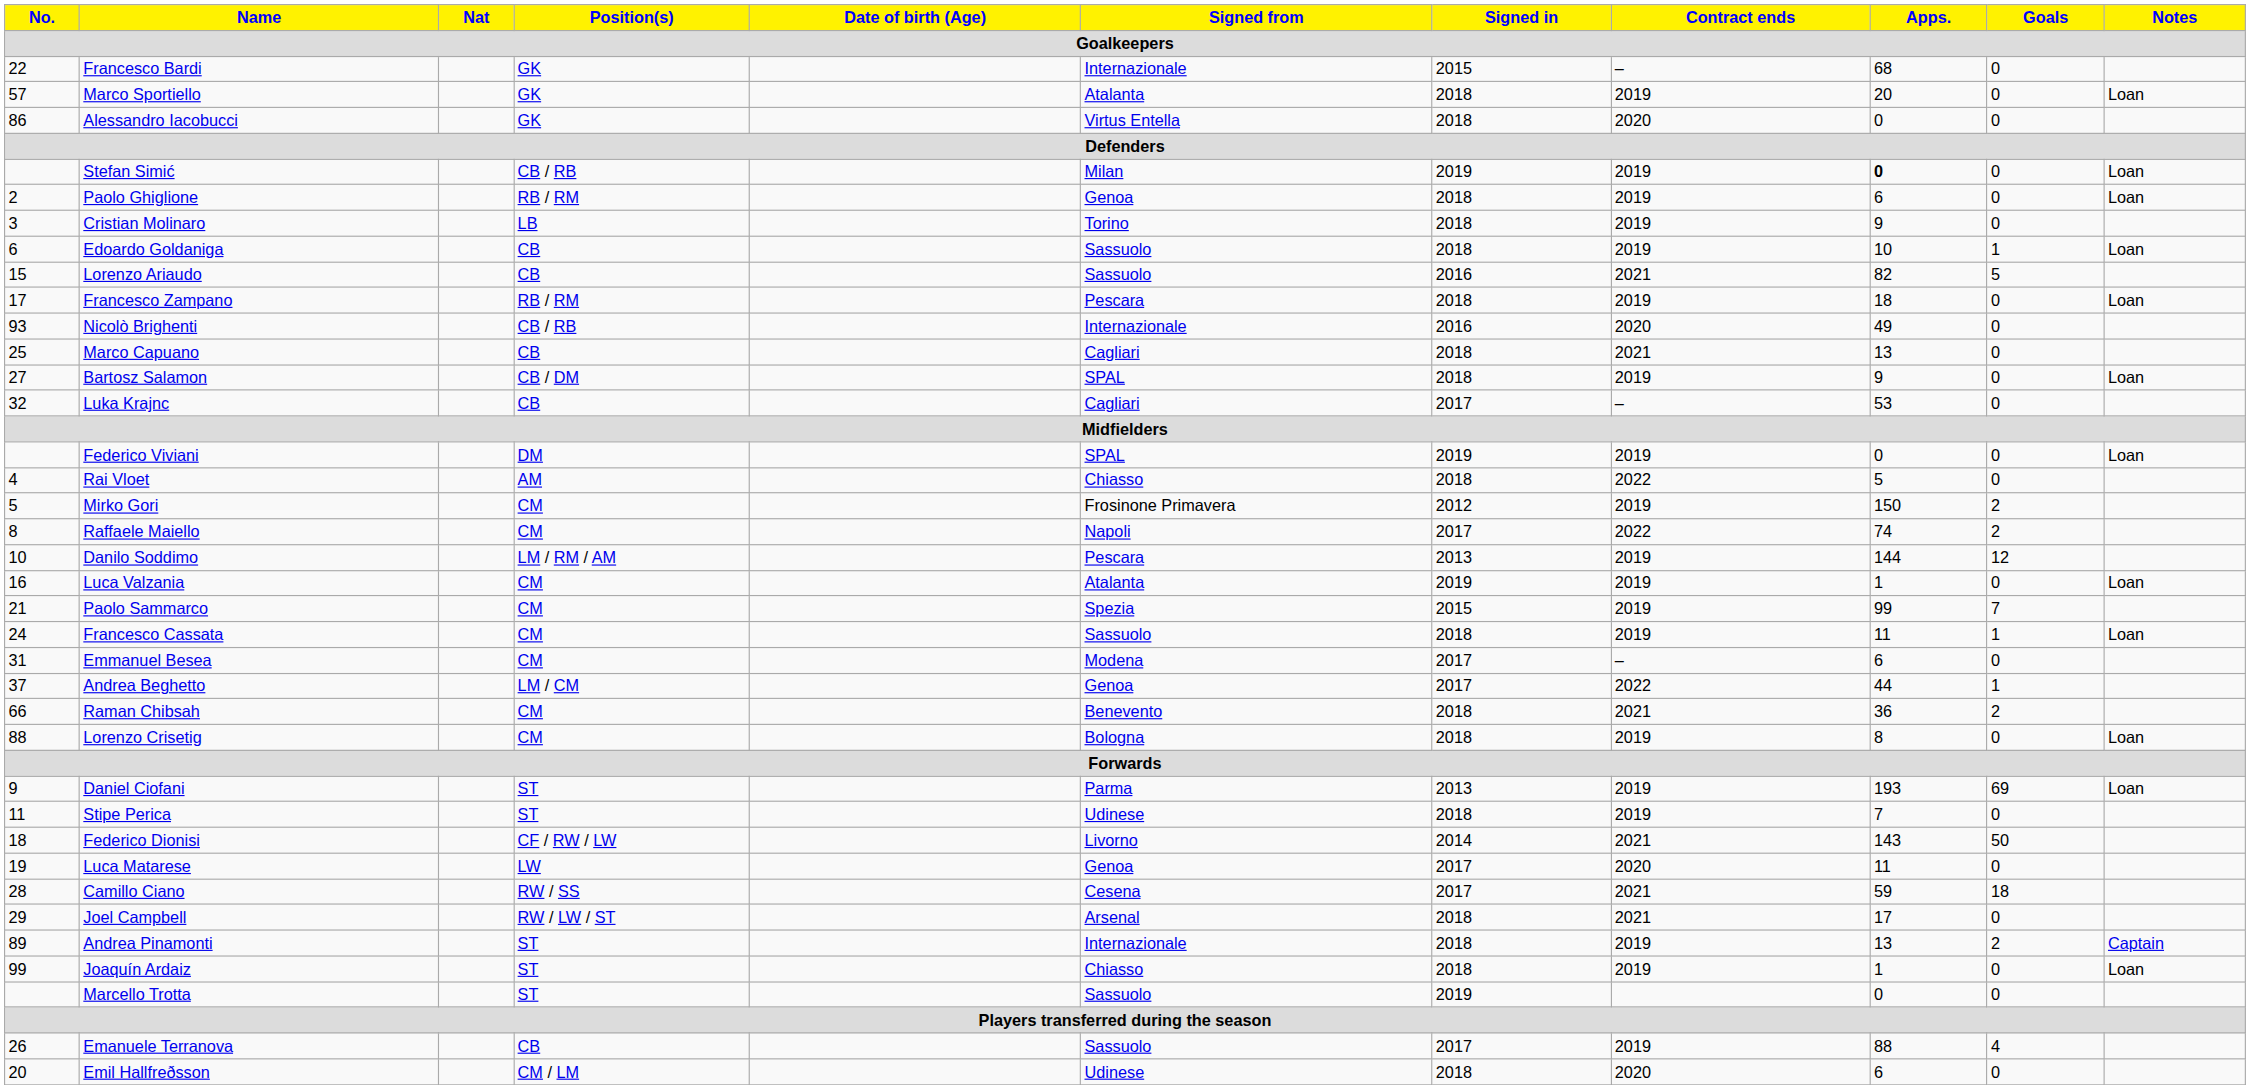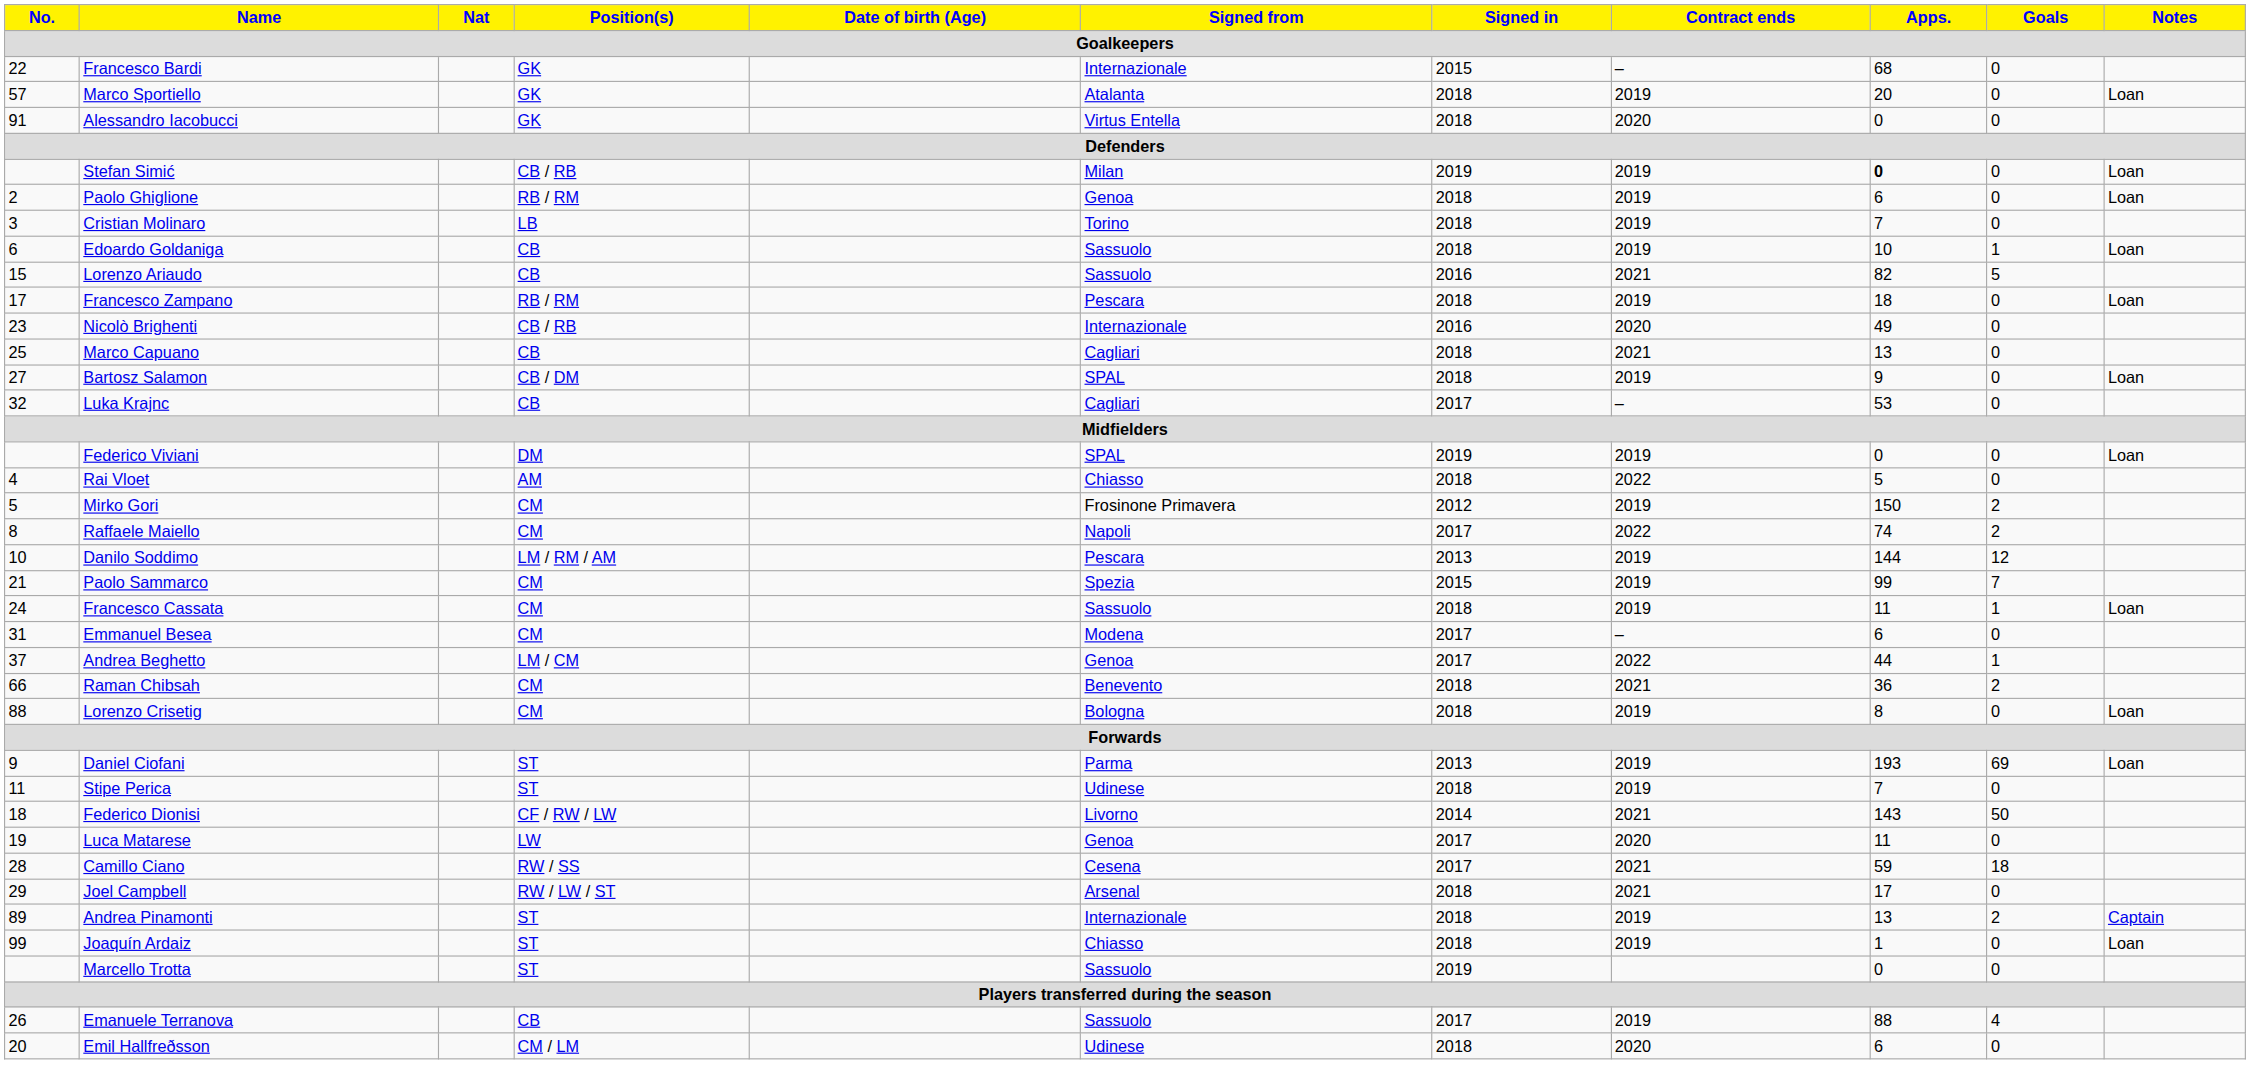(17, 121) 86 -> (17, 121) 91
(1878, 223) 9 -> (1878, 223) 7
(17, 326) 93 -> (17, 326) 23
- row: (134, 583)
